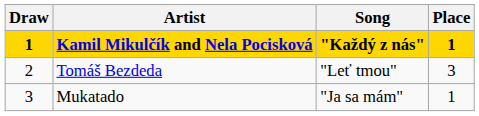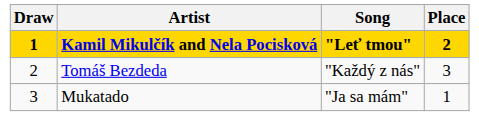(372, 44) "Každý z nás" -> (368, 44) "Leť tmou"
(451, 44) 1 -> (447, 44) 2
(359, 70) "Leť tmou" -> (372, 70) "Každý z nás"
